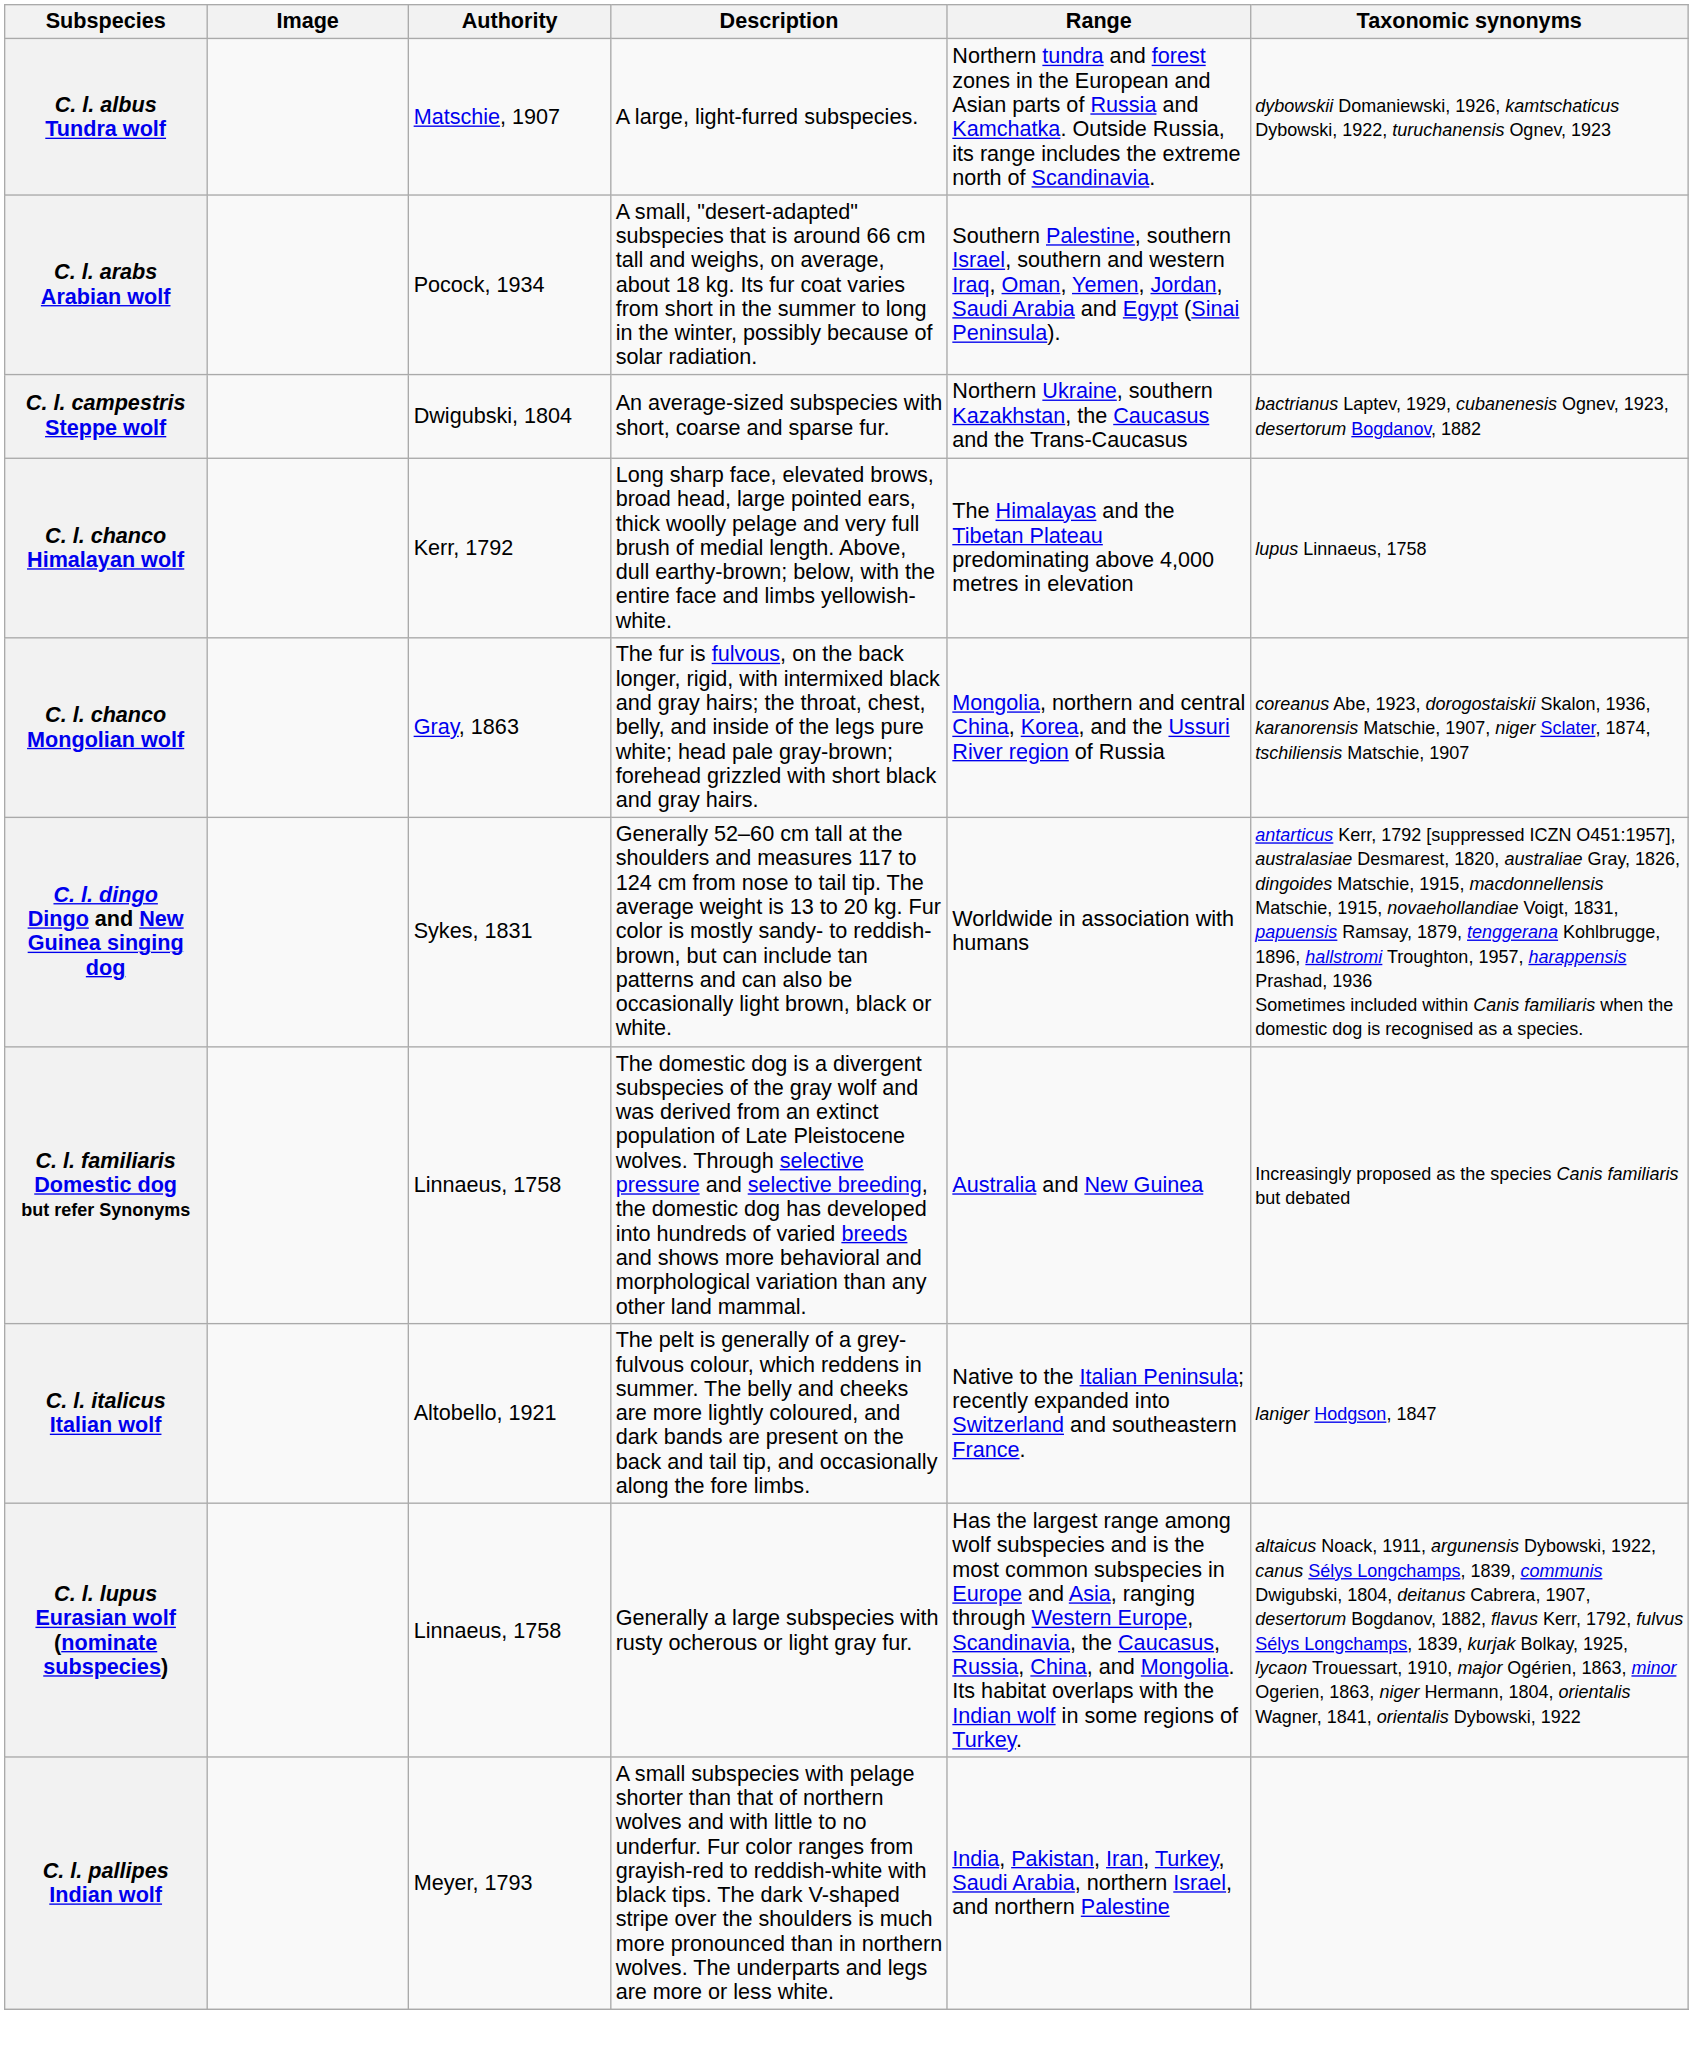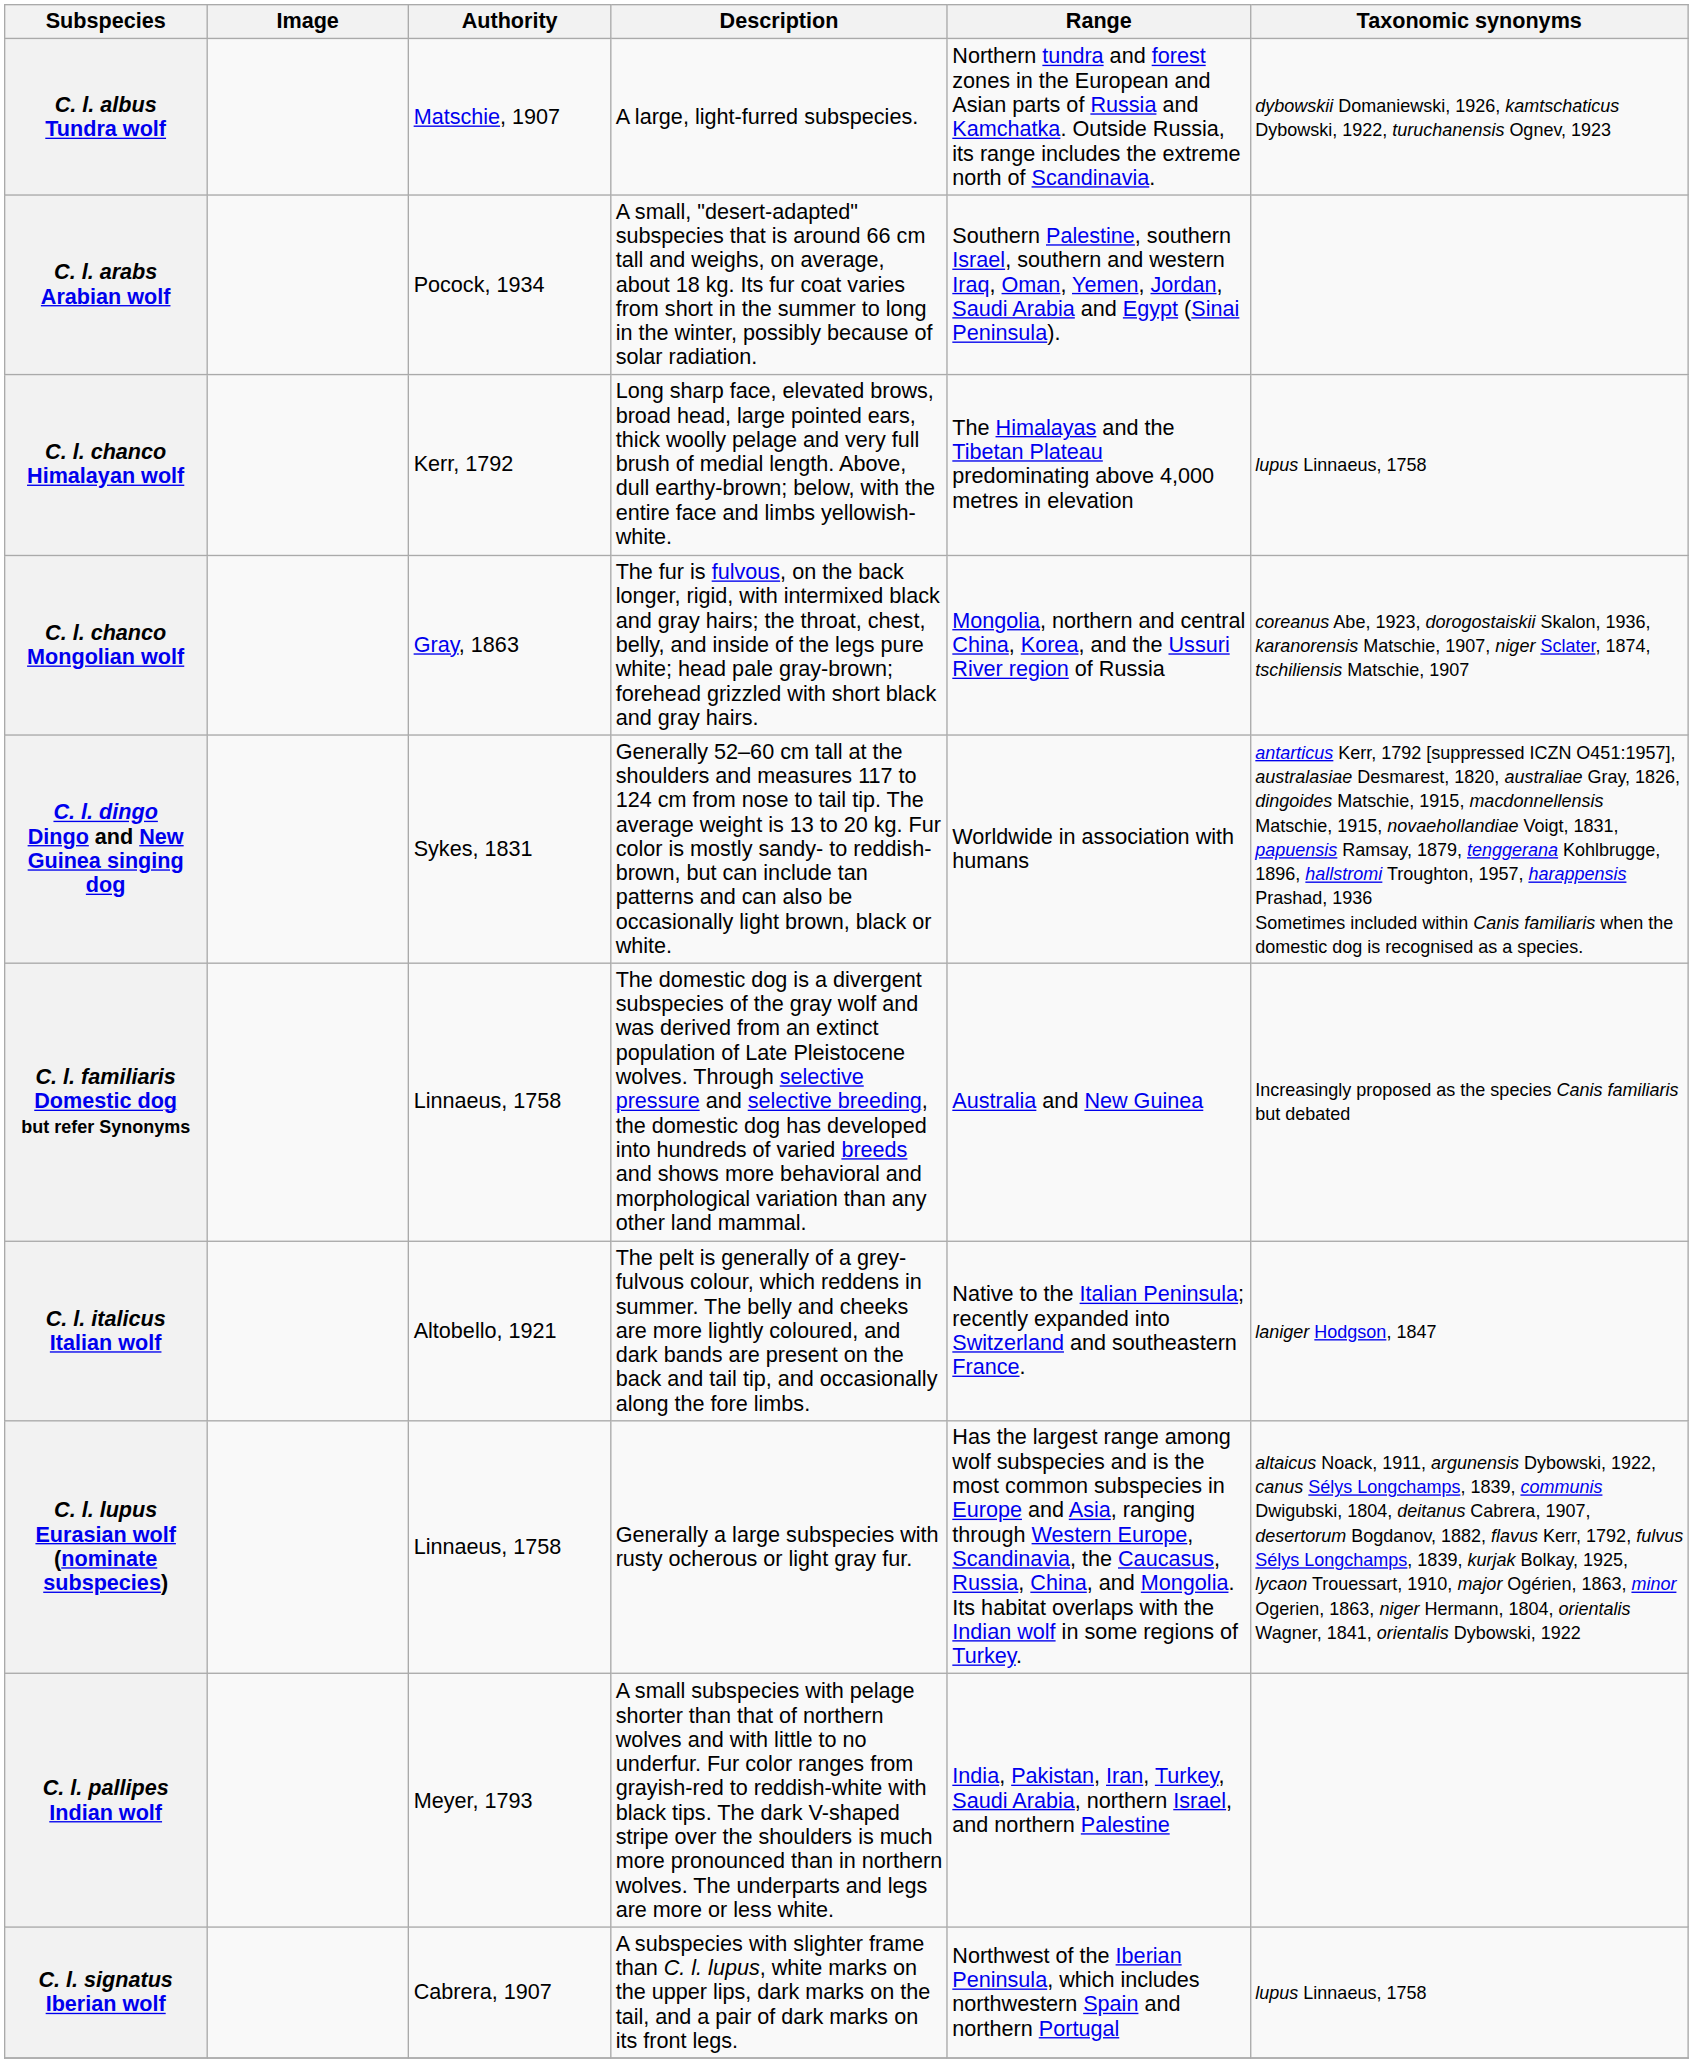- row: (106, 415)
+ row: (106, 1992)
